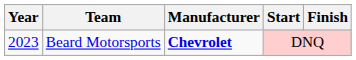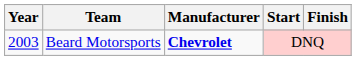(23, 42) 2023 -> (23, 42) 2003
